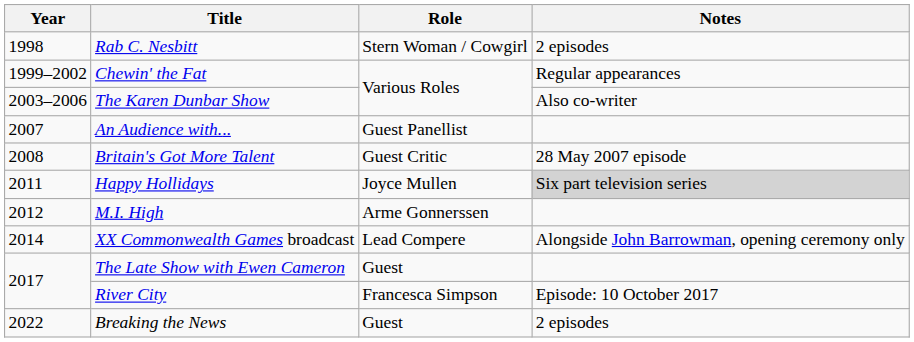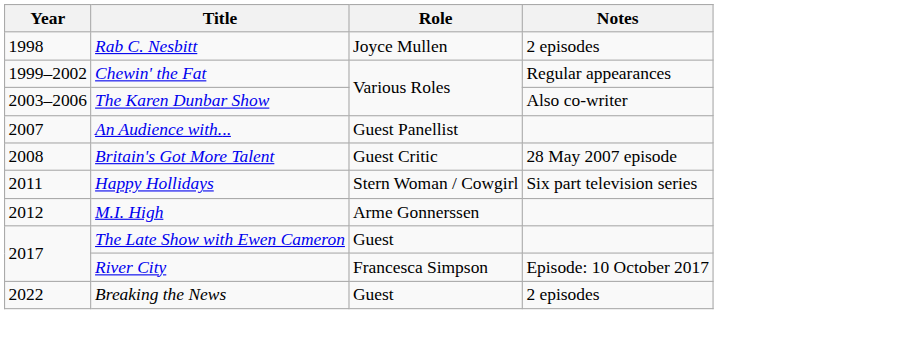(445, 45) Stern Woman / Cowgirl -> (400, 45) Joyce Mullen
(409, 184) Joyce Mullen -> (436, 184) Stern Woman / Cowgirl
(621, 184) lightgrey background -> (612, 184) no background
- row: (225, 239)
